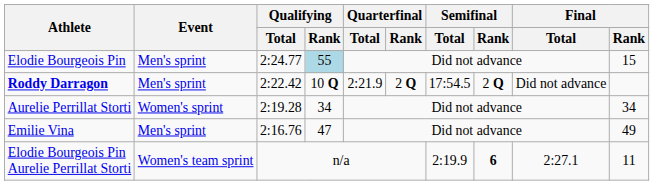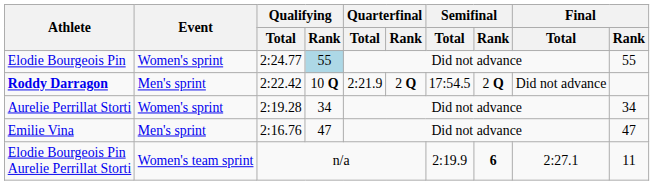(172, 61) Men's sprint -> (180, 61) Women's sprint
(629, 61) 15 -> (629, 61) 55
(629, 130) 49 -> (629, 130) 47
